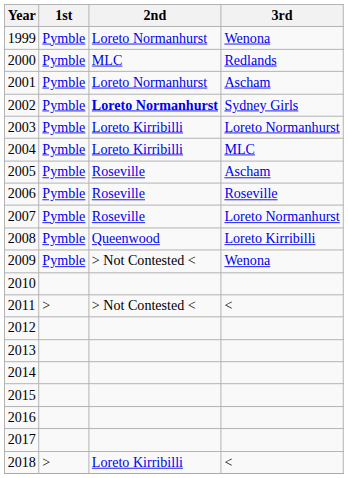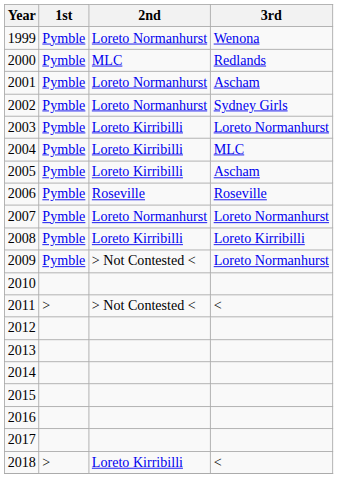(155, 104) bold -> (150, 104) normal
(118, 171) Roseville -> (137, 171) Loreto Kirribilli
(118, 216) Roseville -> (150, 216) Loreto Normanhurst
(126, 238) Queenwood -> (137, 238) Loreto Kirribilli
(247, 261) Wenona -> (271, 261) Loreto Normanhurst
